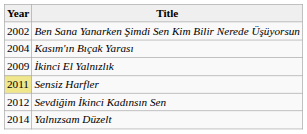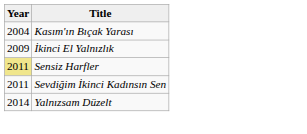- row: (167, 31)
(18, 102) 2012 -> (18, 84) 2011
